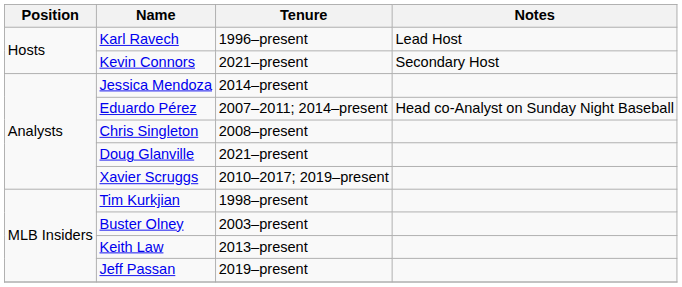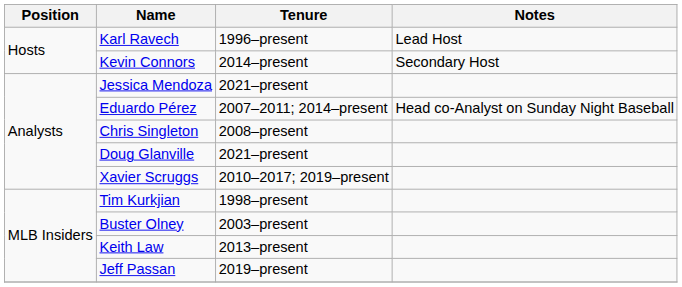(263, 62) 2021–present -> (263, 62) 2014–present
(263, 85) 2014–present -> (263, 85) 2021–present
